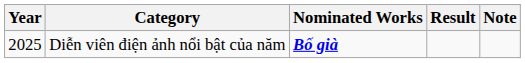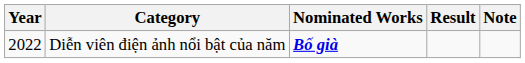(25, 44) 2025 -> (25, 44) 2022
